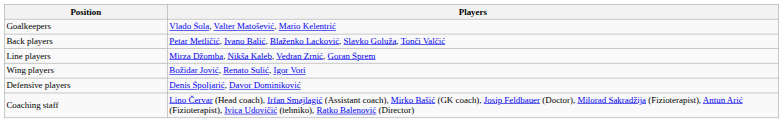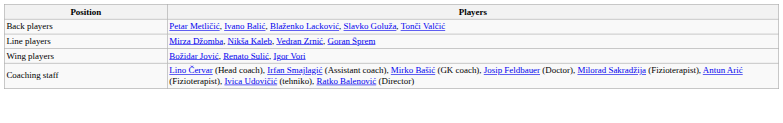- row: (29, 26)
- row: (38, 85)
